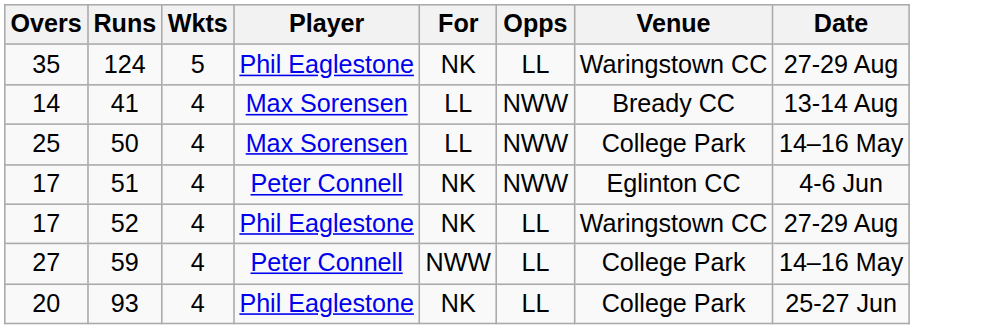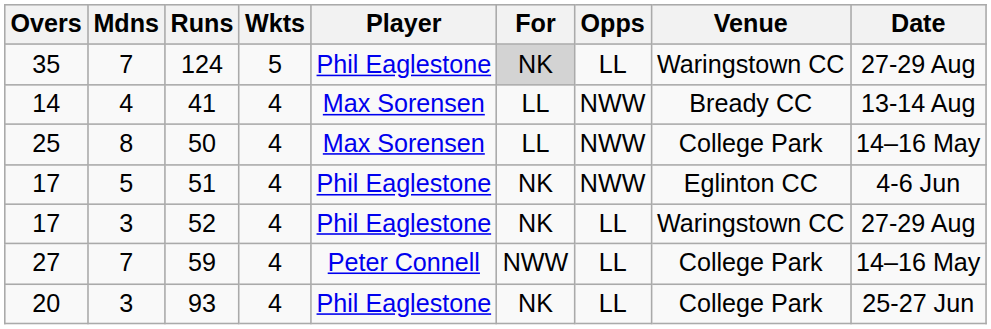+ column: (126, 24)
(458, 64) no background -> (535, 64) lightgrey background
(327, 183) Peter Connell -> (404, 183) Phil Eaglestone
